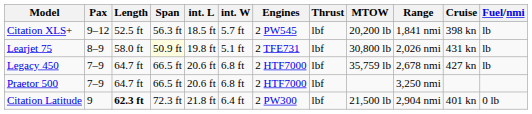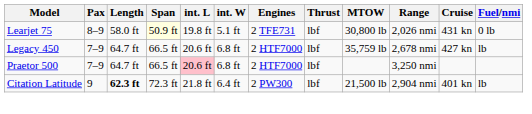- row: (40, 30)
(487, 48) lb -> (486, 30) 0 lb
(201, 83) no background -> (197, 65) pink background
(491, 100) 0 lb -> (482, 83) lb
